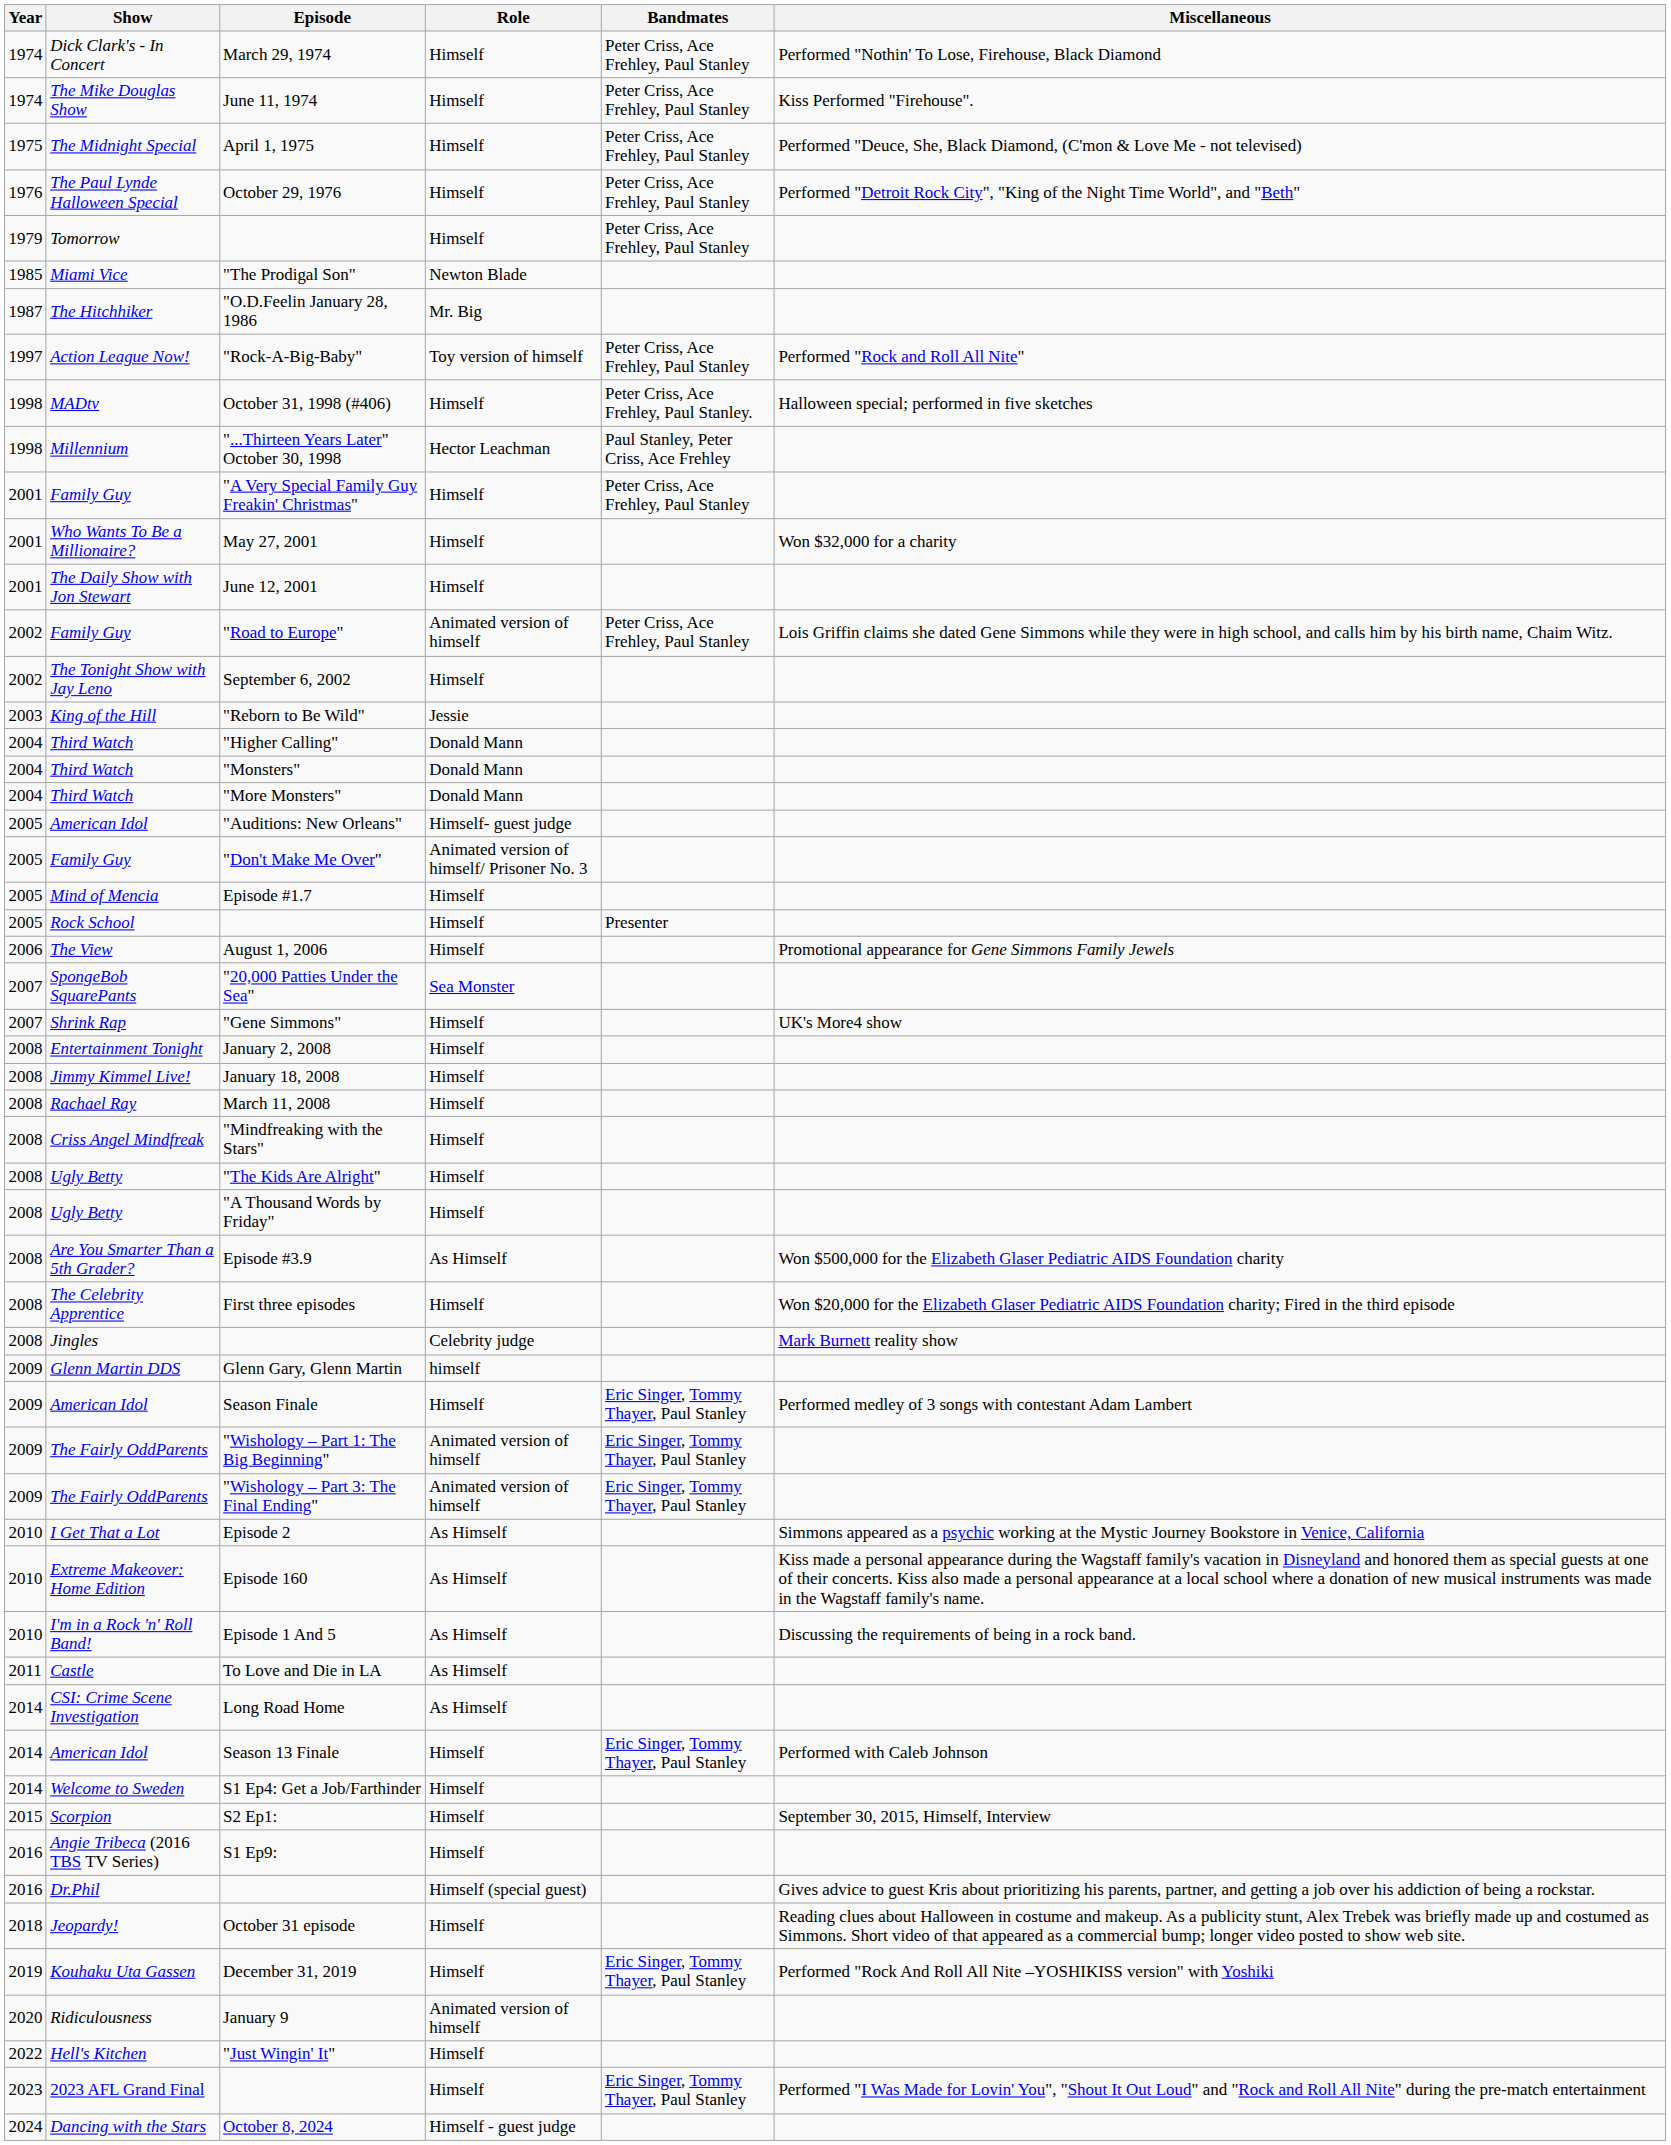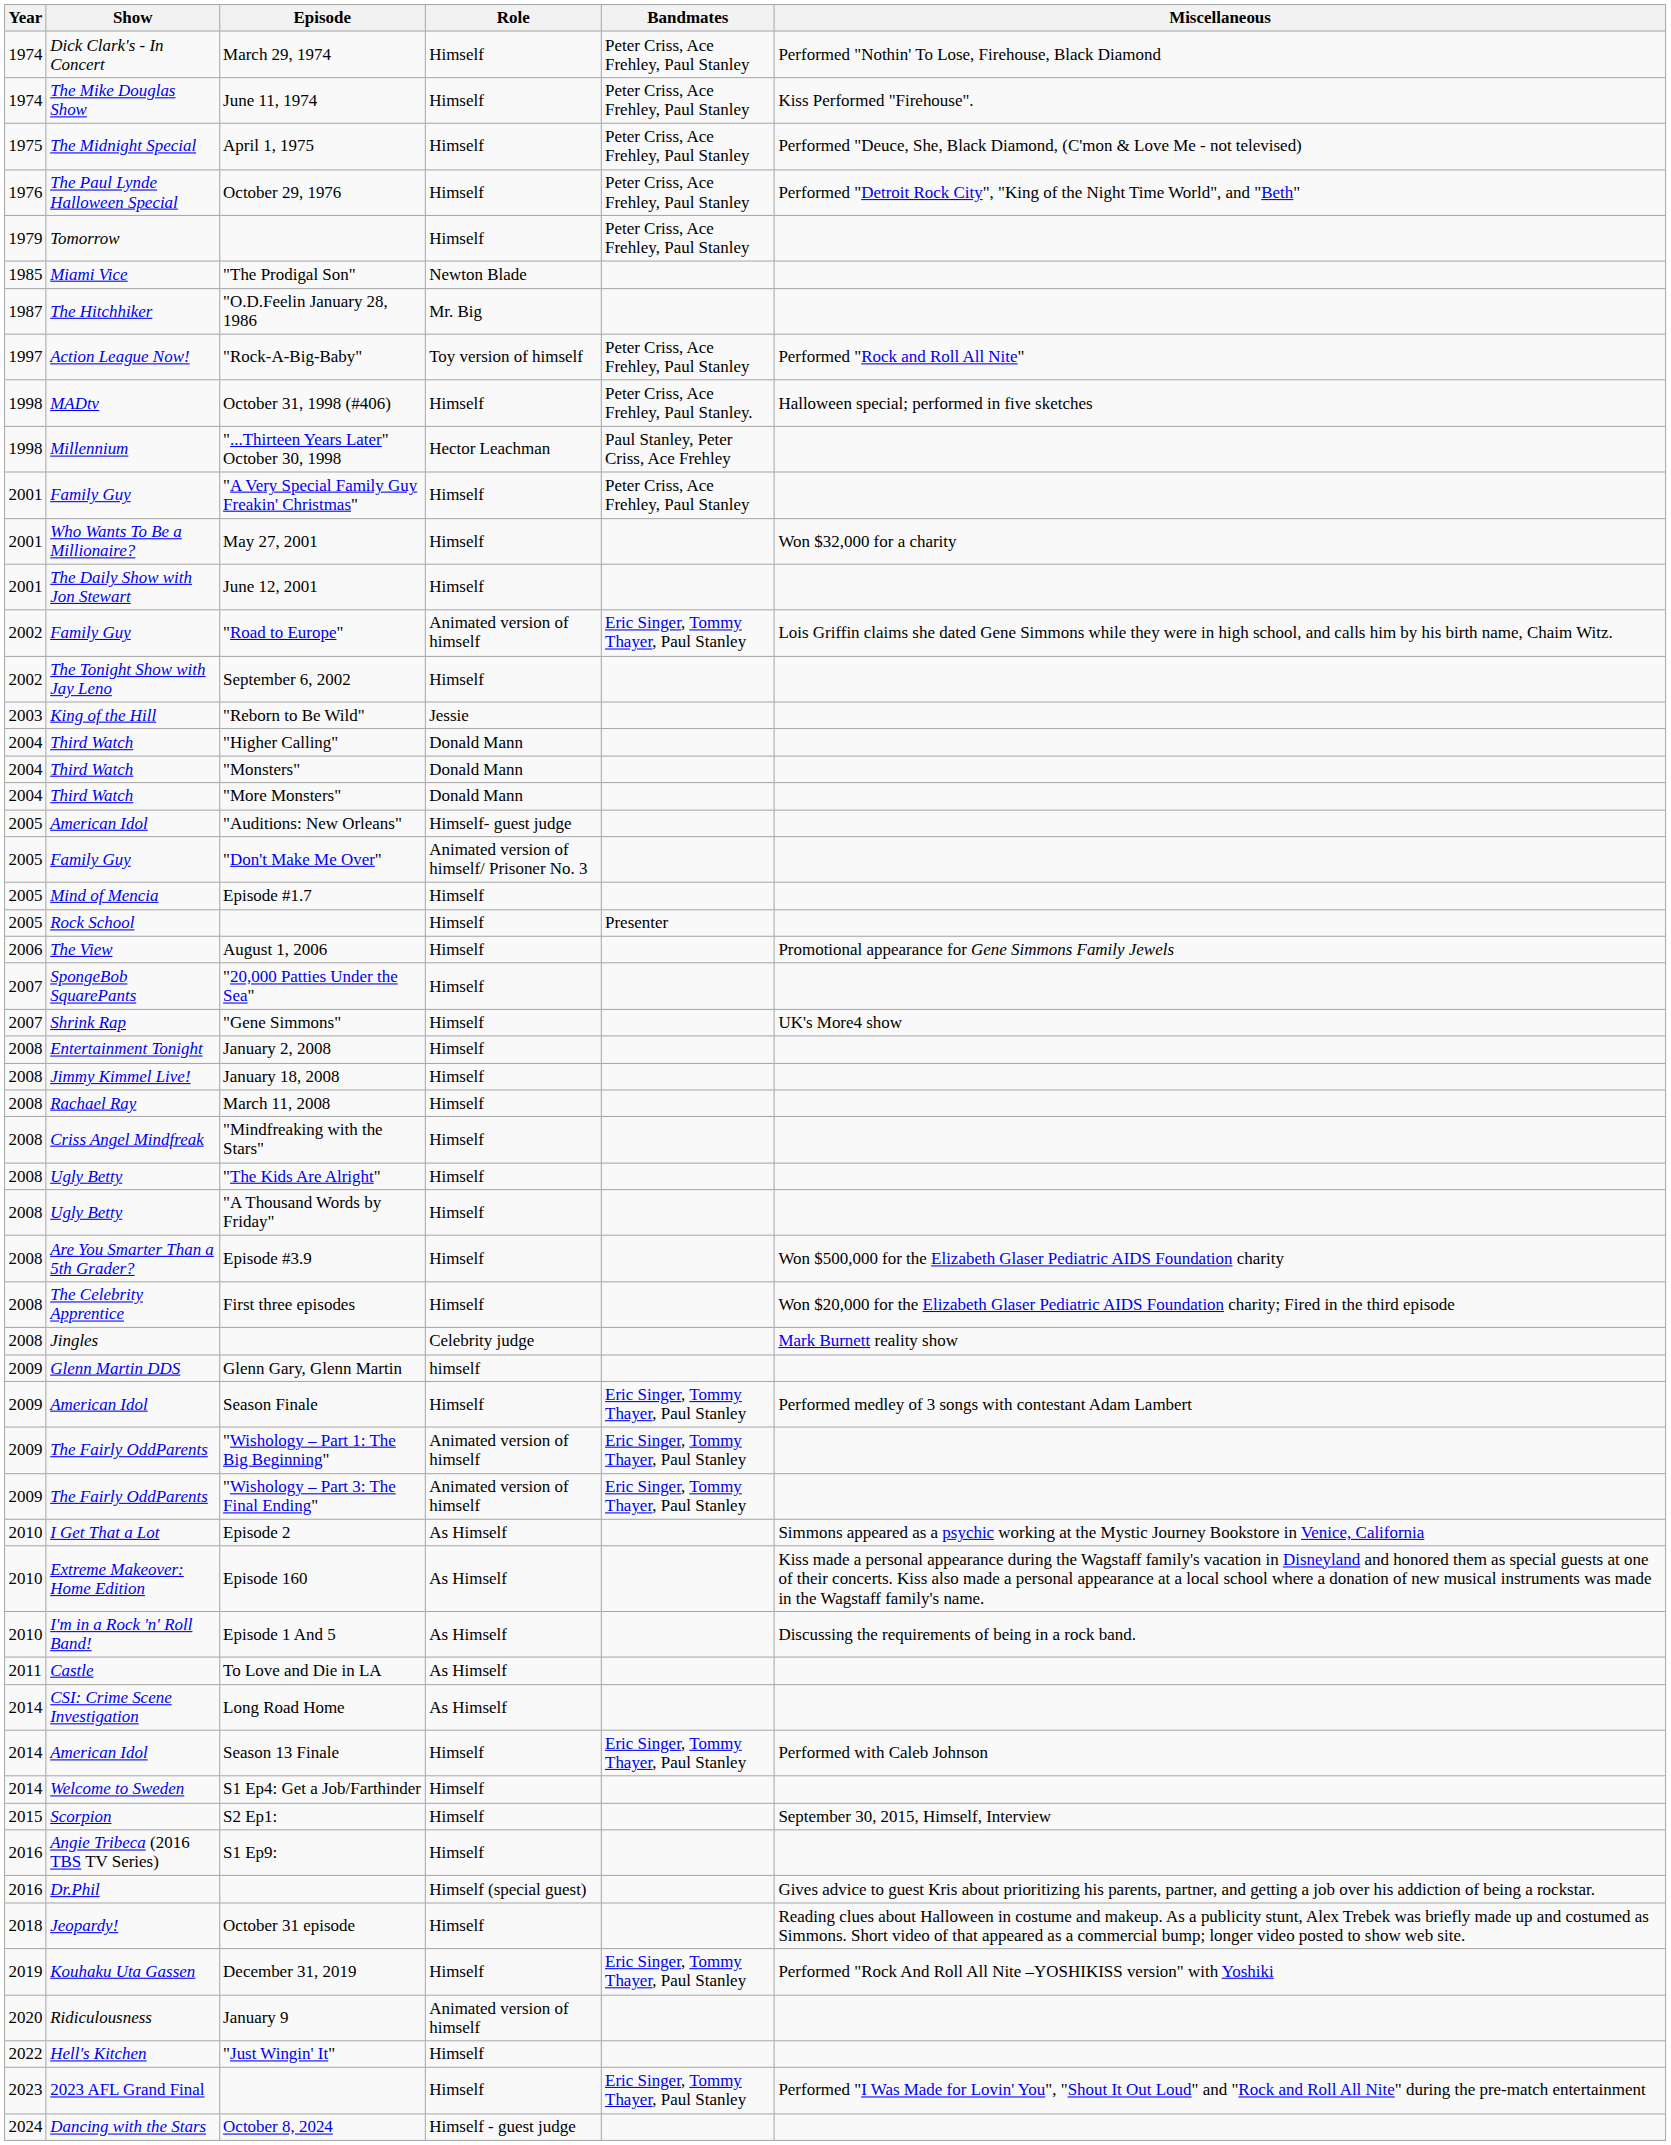(677, 633) Peter Criss, Ace Frehley, Paul Stanley -> (676, 633) Eric Singer, Tommy Thayer, Paul Stanley
(472, 986) Sea Monster -> (457, 986) Himself
(468, 1258) As Himself -> (457, 1258) Himself
